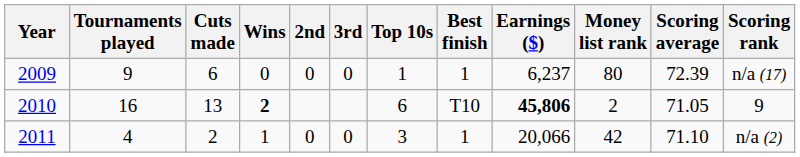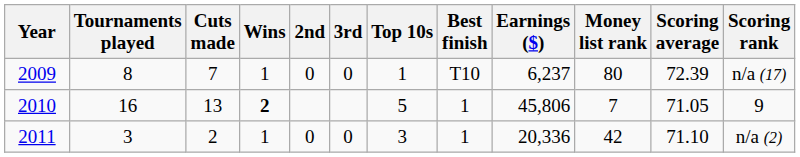(128, 74) 9 -> (128, 74) 8
(213, 74) 6 -> (213, 74) 7
(265, 74) 0 -> (265, 74) 1
(465, 74) 1 -> (465, 74) T10
(402, 105) 6 -> (402, 105) 5
(465, 105) T10 -> (465, 105) 1
(544, 105) bold -> (544, 105) normal
(613, 105) 2 -> (613, 105) 7
(128, 136) 4 -> (128, 136) 3
(544, 136) 20,066 -> (544, 136) 20,336
